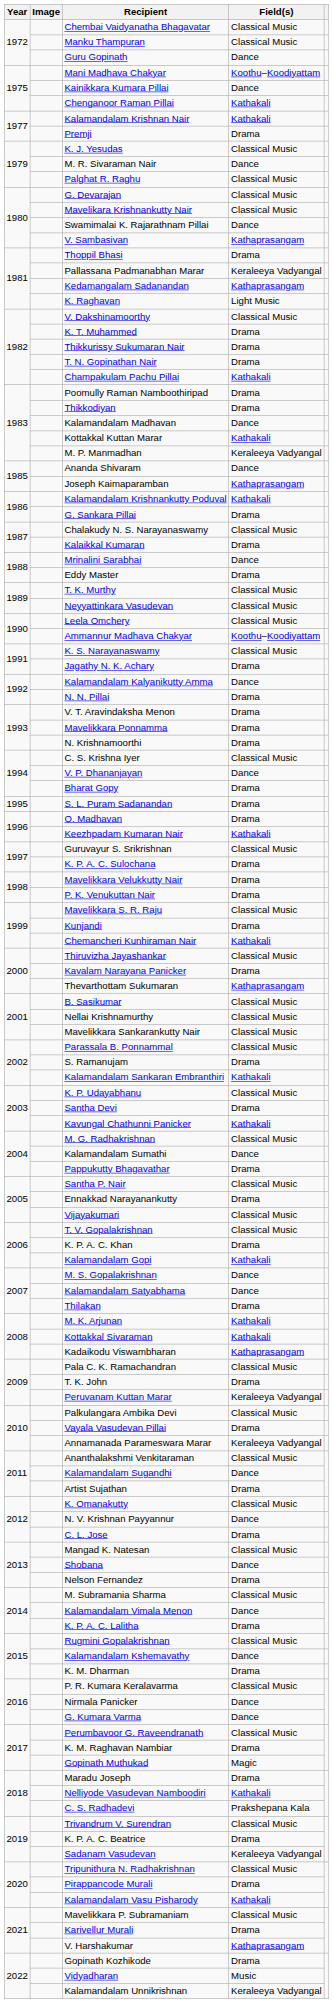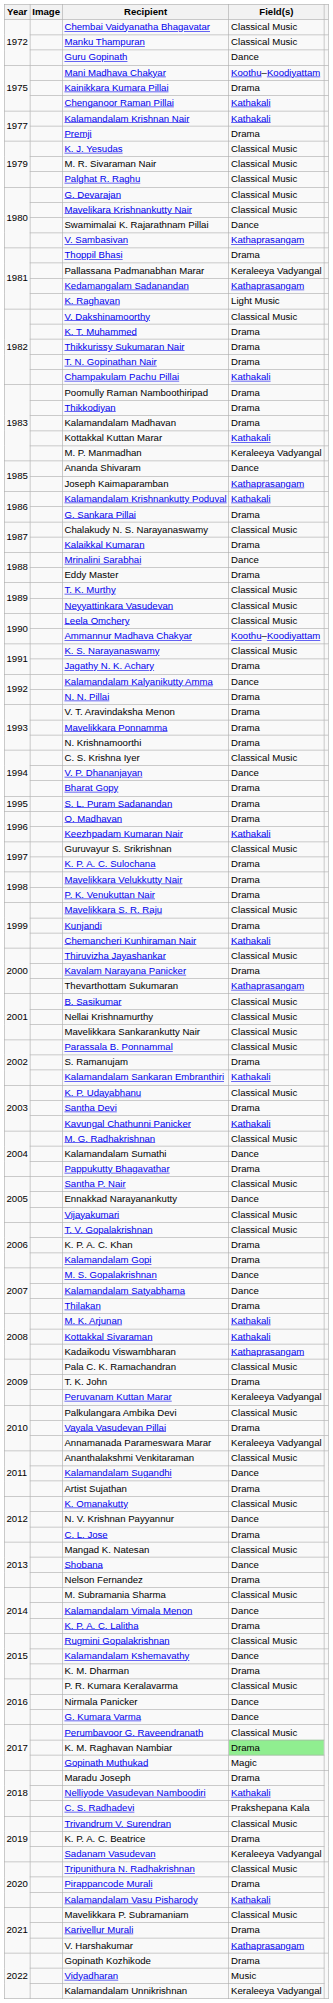(245, 88) Dance -> (246, 88) Drama
(245, 164) Dance -> (264, 164) Classical Music
(245, 423) Dance -> (246, 423) Drama
(246, 1199) Drama -> (245, 1199) Dance
(251, 1260) Kathakali -> (246, 1260) Drama
(246, 1747) no background -> (246, 1747) lightgreen background
